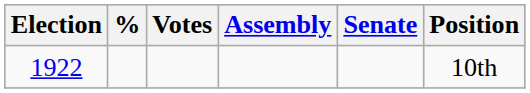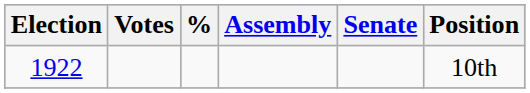columns swapped: (182, 25) <-> (127, 25)
